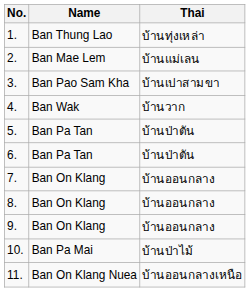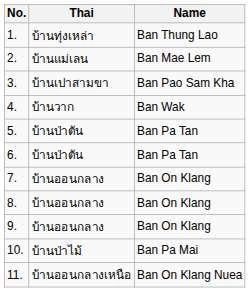columns swapped: (84, 13) <-> (192, 13)
